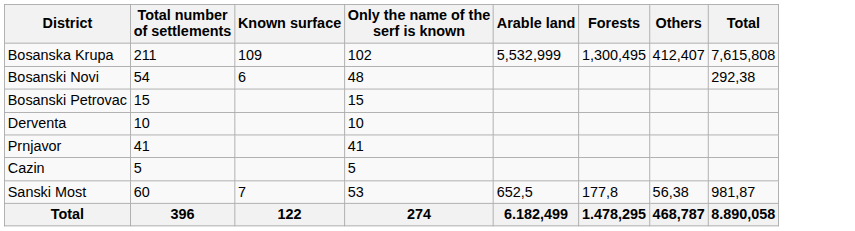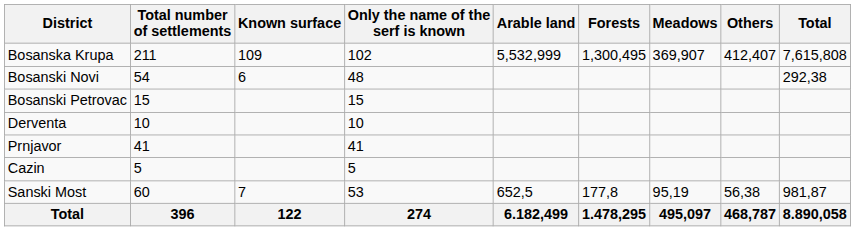+ column: (685, 24)
